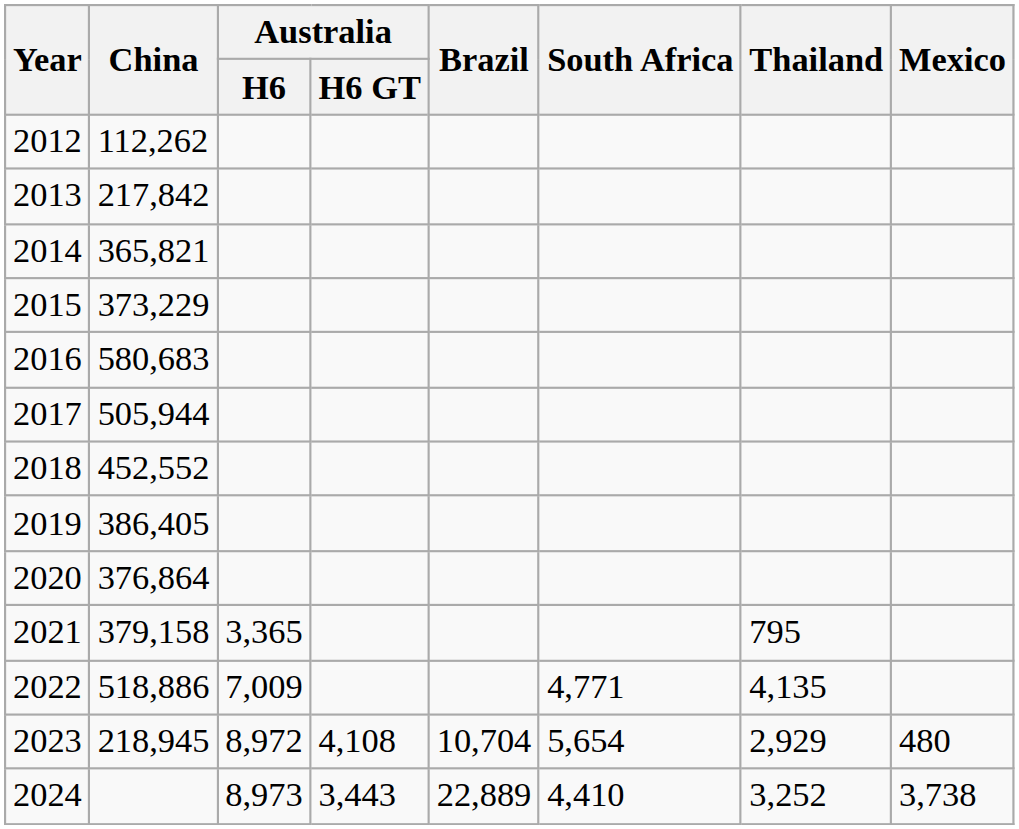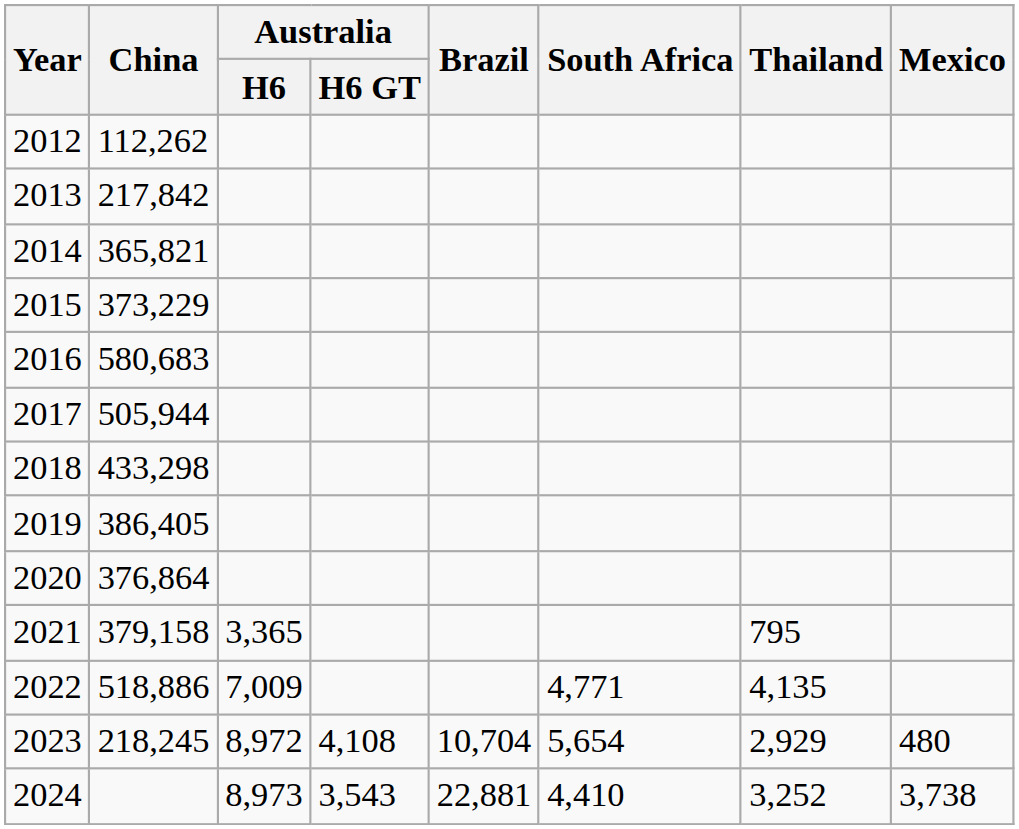(154, 468) 452,552 -> (154, 468) 433,298
(154, 741) 218,945 -> (154, 741) 218,245
(357, 795) 3,443 -> (357, 795) 3,543
(484, 795) 22,889 -> (484, 795) 22,881
